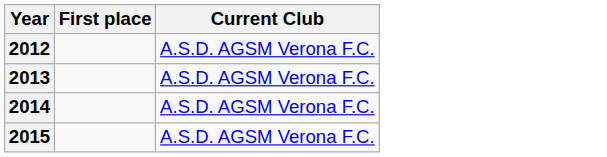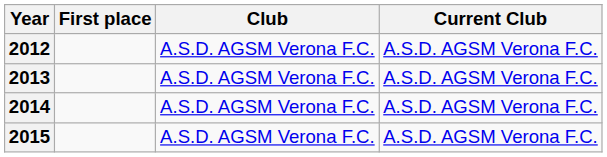+ column: (267, 19)
